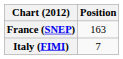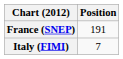(98, 29) 163 -> (98, 29) 191
